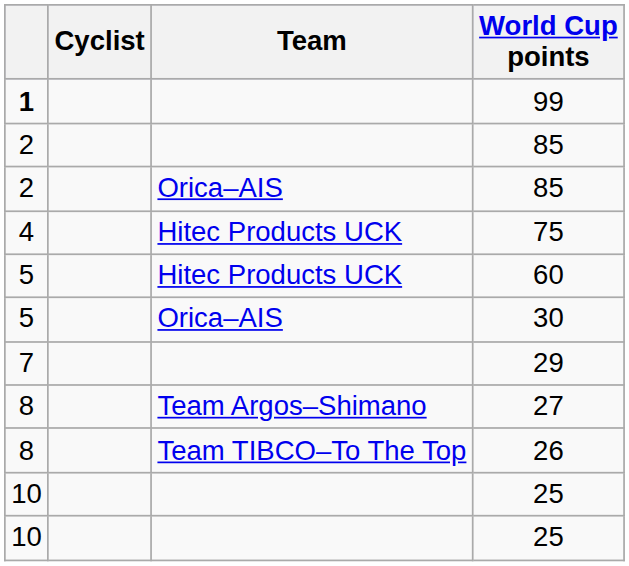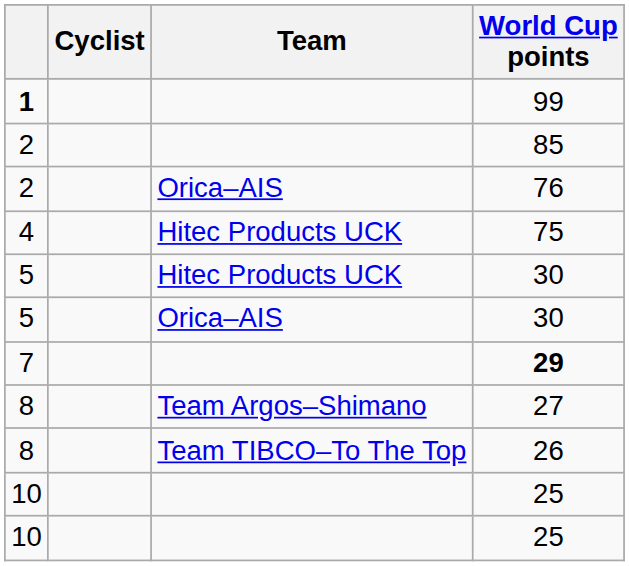(548, 188) 85 -> (548, 188) 76
(548, 275) 60 -> (548, 275) 30
(548, 362) normal -> (548, 362) bold
